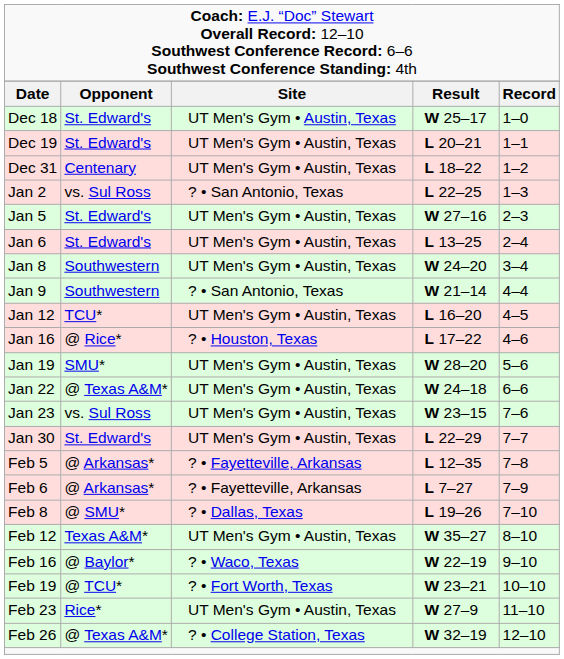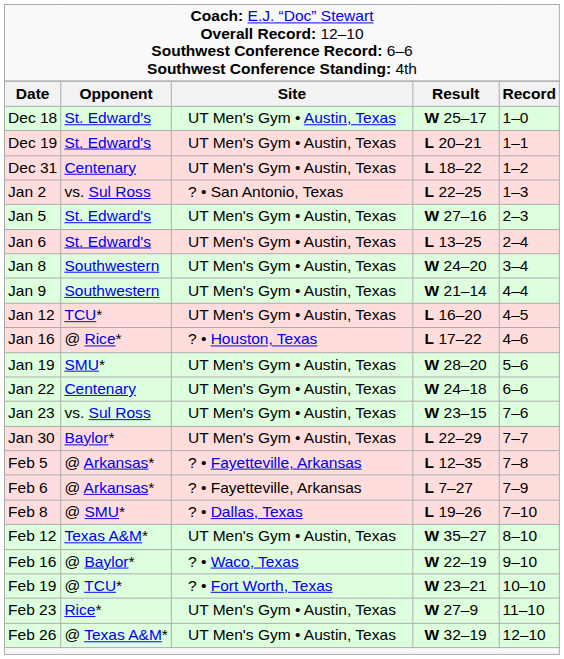(266, 290) ? • San Antonio, Texas -> (292, 290) UT Men's Gym • Austin, Texas
(116, 389) @ Texas A&M* -> (100, 389) Centenary
(108, 438) St. Edward's -> (89, 438) Baylor*
(276, 635) ? • College Station, Texas -> (292, 635) UT Men's Gym • Austin, Texas
